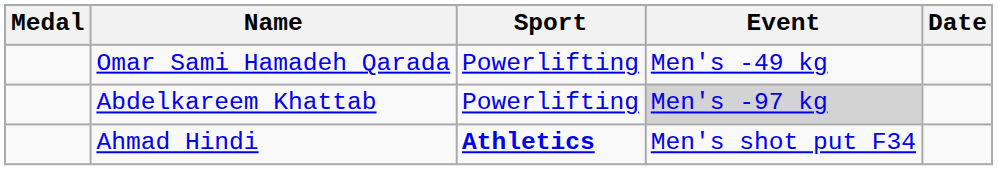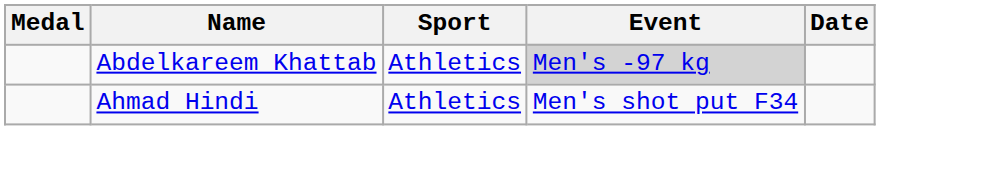- row: (273, 65)
(550, 105) Powerlifting -> (455, 65) Athletics
(528, 144) bold -> (455, 105) normal
